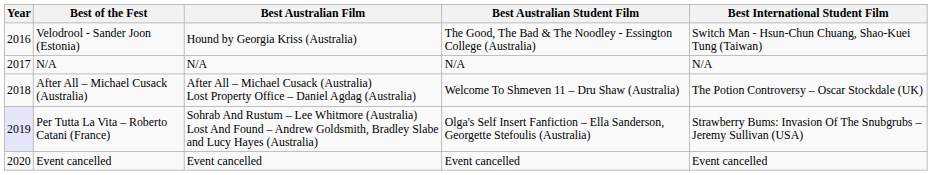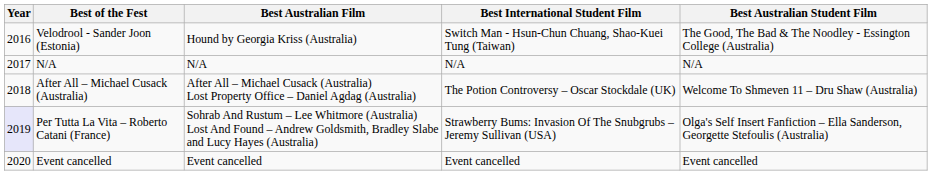columns swapped: (808, 13) <-> (566, 13)
